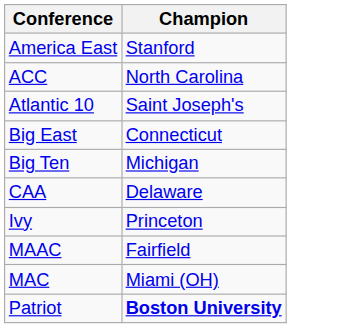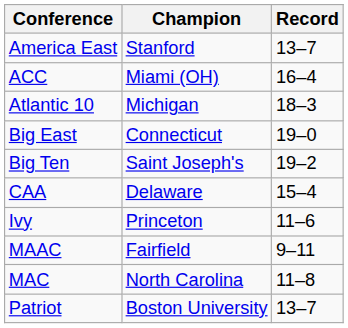+ column: (307, 18)
(184, 76) North Carolina -> (172, 76) Miami (OH)
(185, 105) Saint Joseph's -> (162, 105) Michigan
(162, 163) Michigan -> (185, 163) Saint Joseph's
(172, 279) Miami (OH) -> (184, 279) North Carolina
(204, 308) bold -> (197, 308) normal
